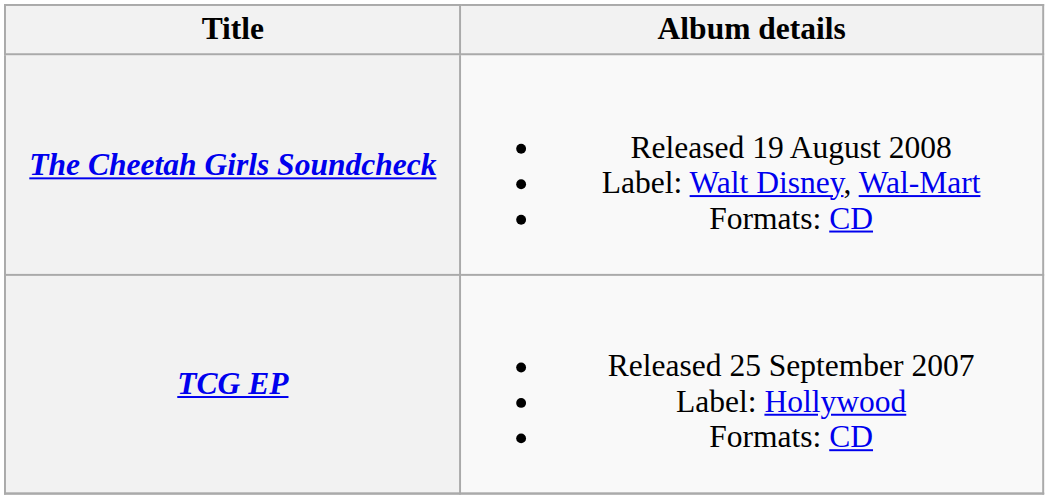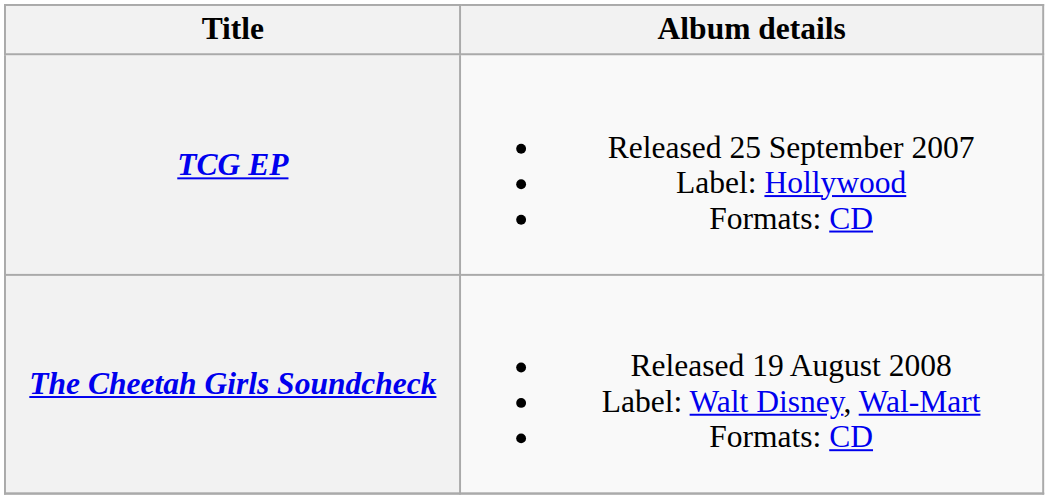rows swapped: (233, 383) <-> (233, 164)
